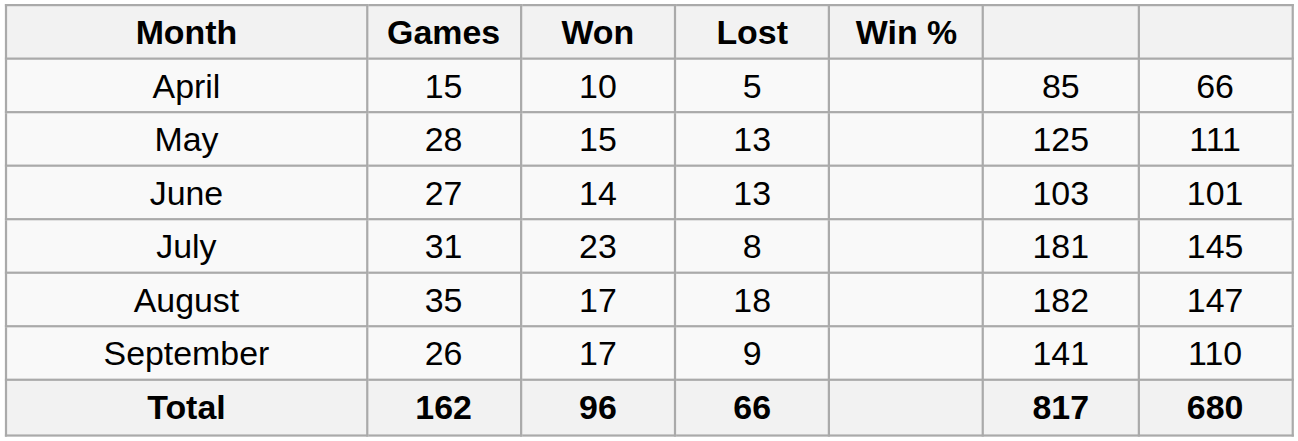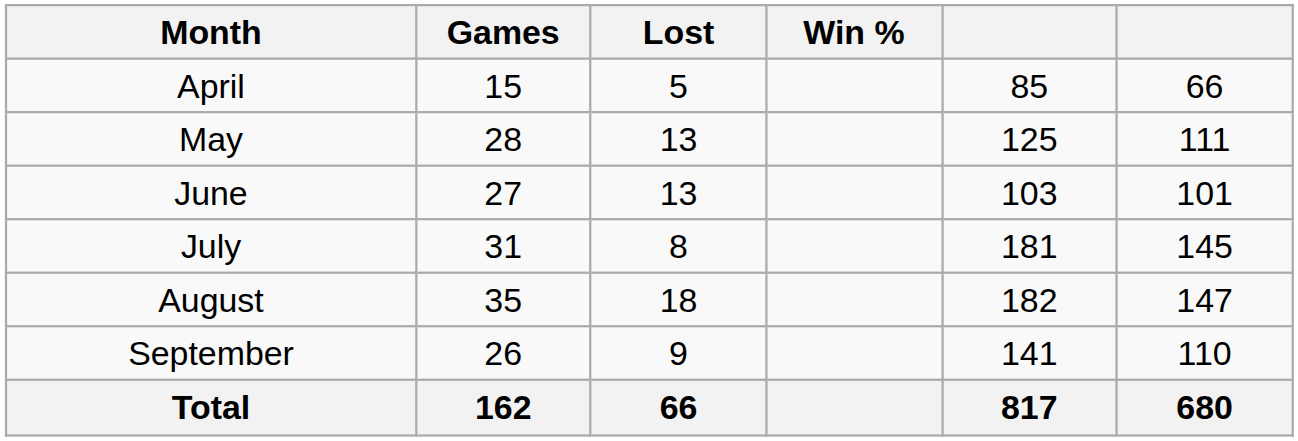- column: (598, 32)
